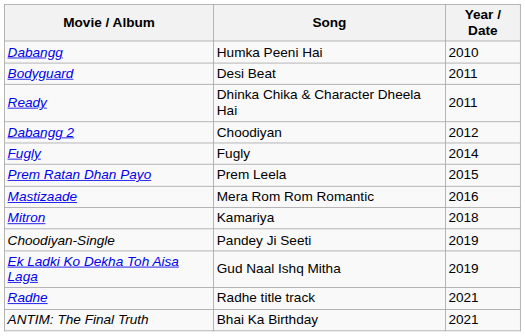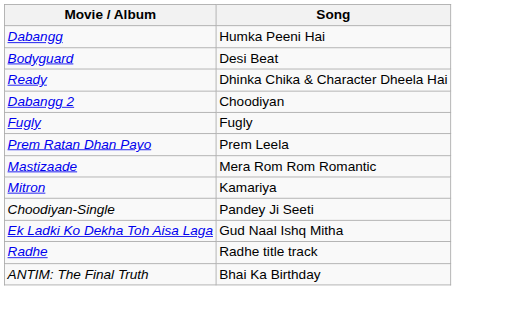- column: (483, 22)
